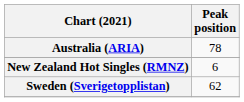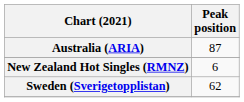(215, 47) 78 -> (215, 47) 87
